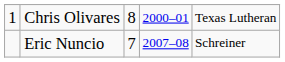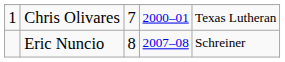(132, 17) 8 -> (132, 17) 7
(132, 43) 7 -> (132, 43) 8
